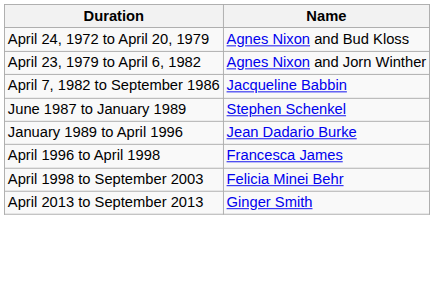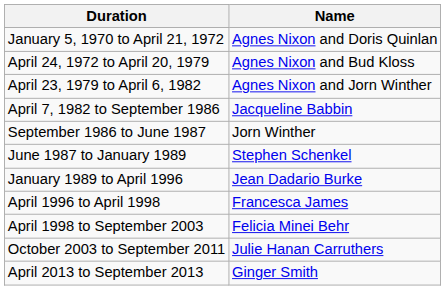+ row: (116, 39)
+ row: (107, 132)
+ row: (117, 249)
